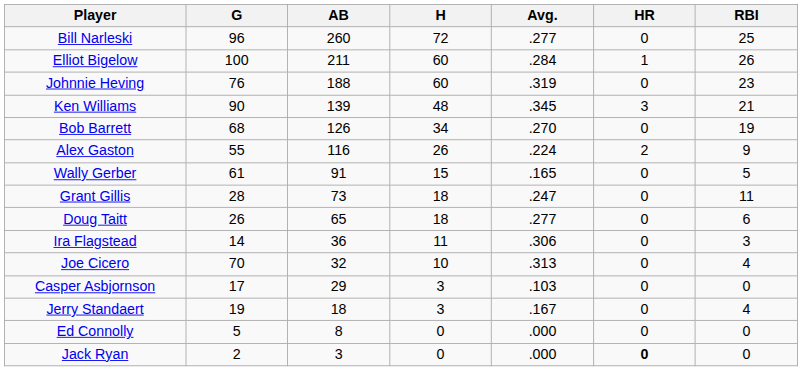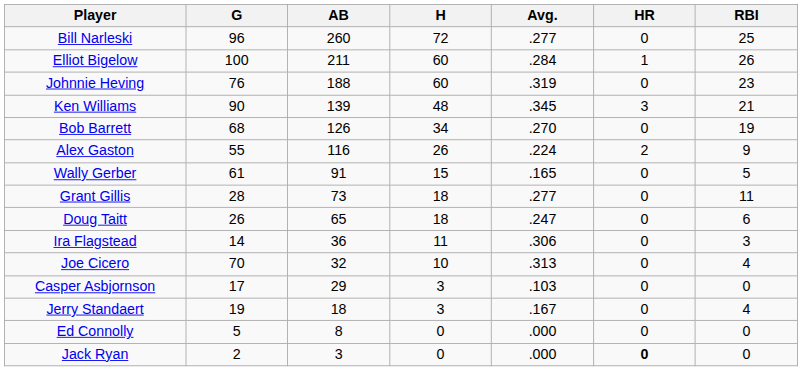(543, 196) .247 -> (543, 196) .277
(543, 219) .277 -> (543, 219) .247
